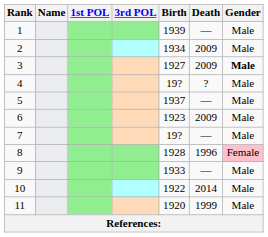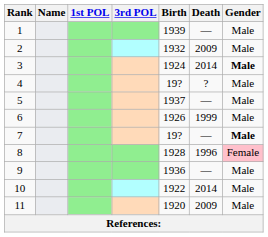(174, 48) 1934 -> (174, 48) 1932
(174, 65) 1927 -> (174, 65) 1924
(206, 65) 2009 -> (206, 65) 2014
(174, 118) 1923 -> (174, 118) 1926
(206, 118) 2009 -> (206, 118) 1999
(243, 135) normal -> (243, 135) bold
(174, 170) 1933 -> (174, 170) 1936
(206, 205) 1999 -> (206, 205) 2009
